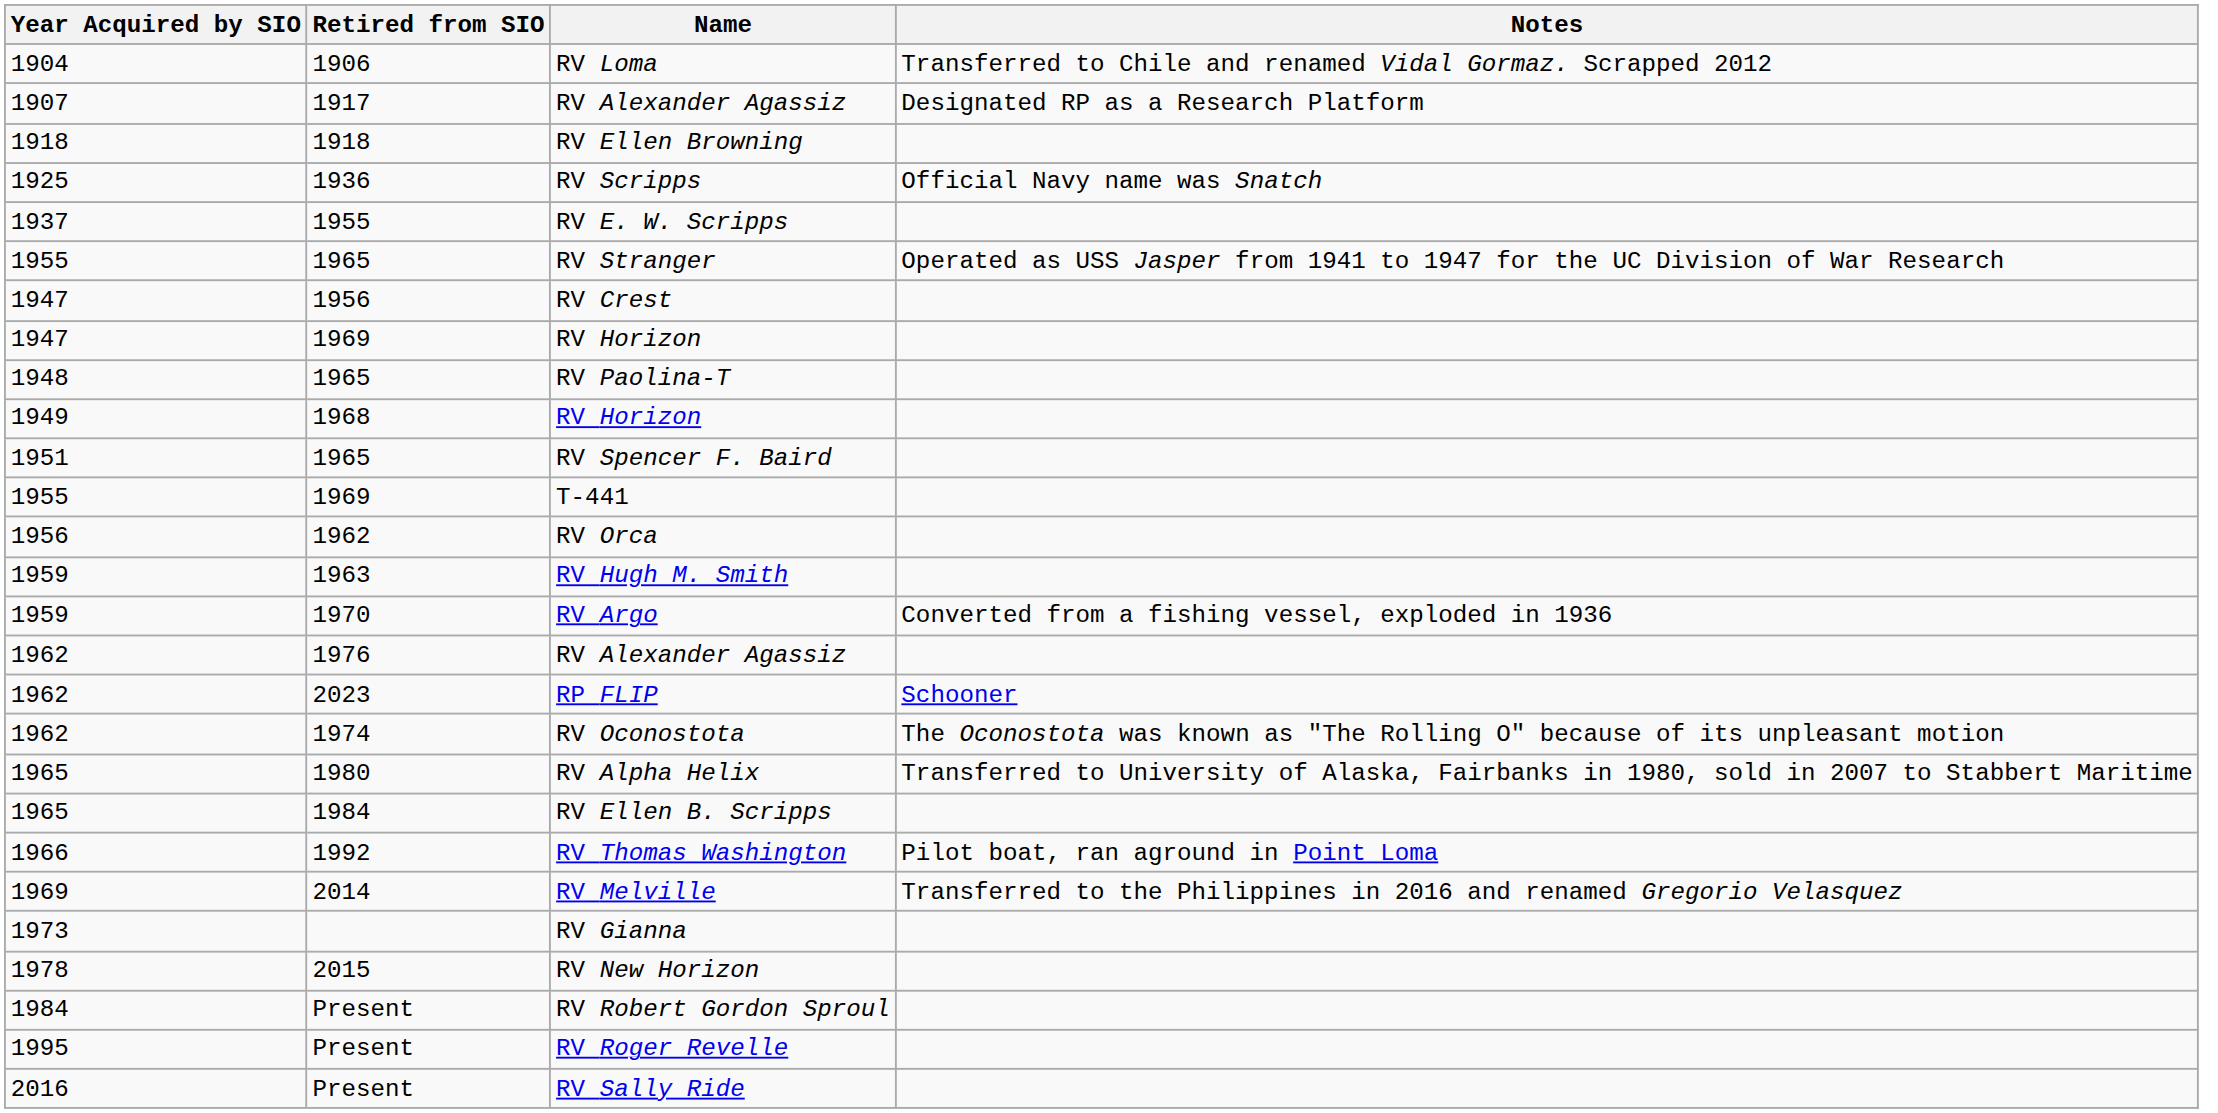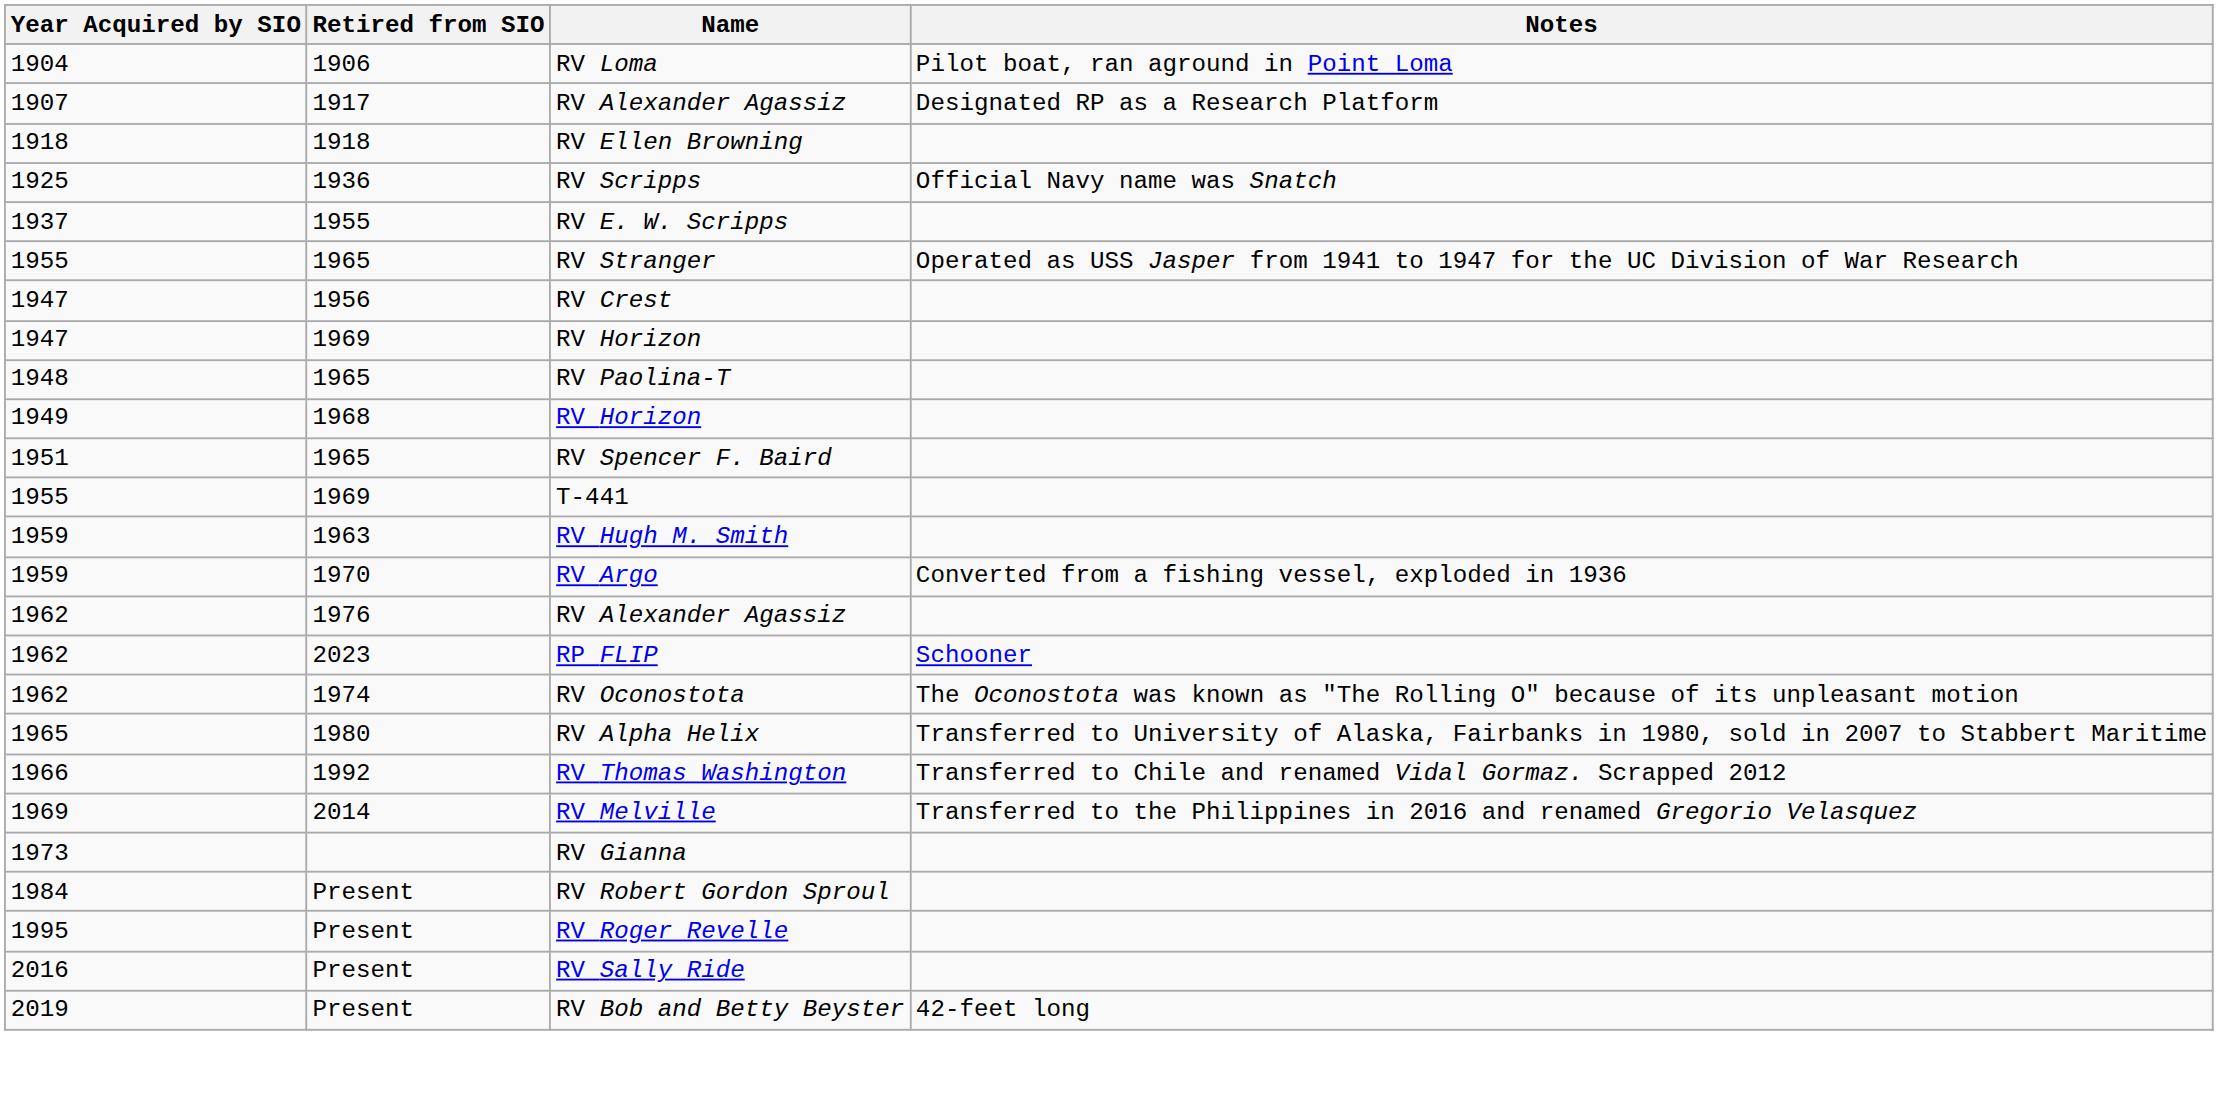(1337, 64) Transferred to Chile and renamed Vidal Gormaz. Scrapped 2012 -> (1184, 64) Pilot boat, ran aground in Point Loma
- row: (40, 537)
- row: (40, 813)
(1170, 852) Pilot boat, ran aground in Point Loma -> (1351, 773) Transferred to Chile and renamed Vidal Gormaz. Scrapped 2012
- row: (40, 970)
+ row: (40, 1010)
